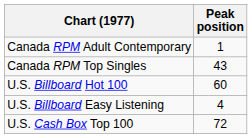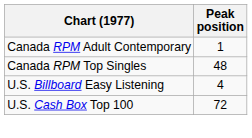(220, 66) 43 -> (220, 66) 48
- row: (67, 85)
